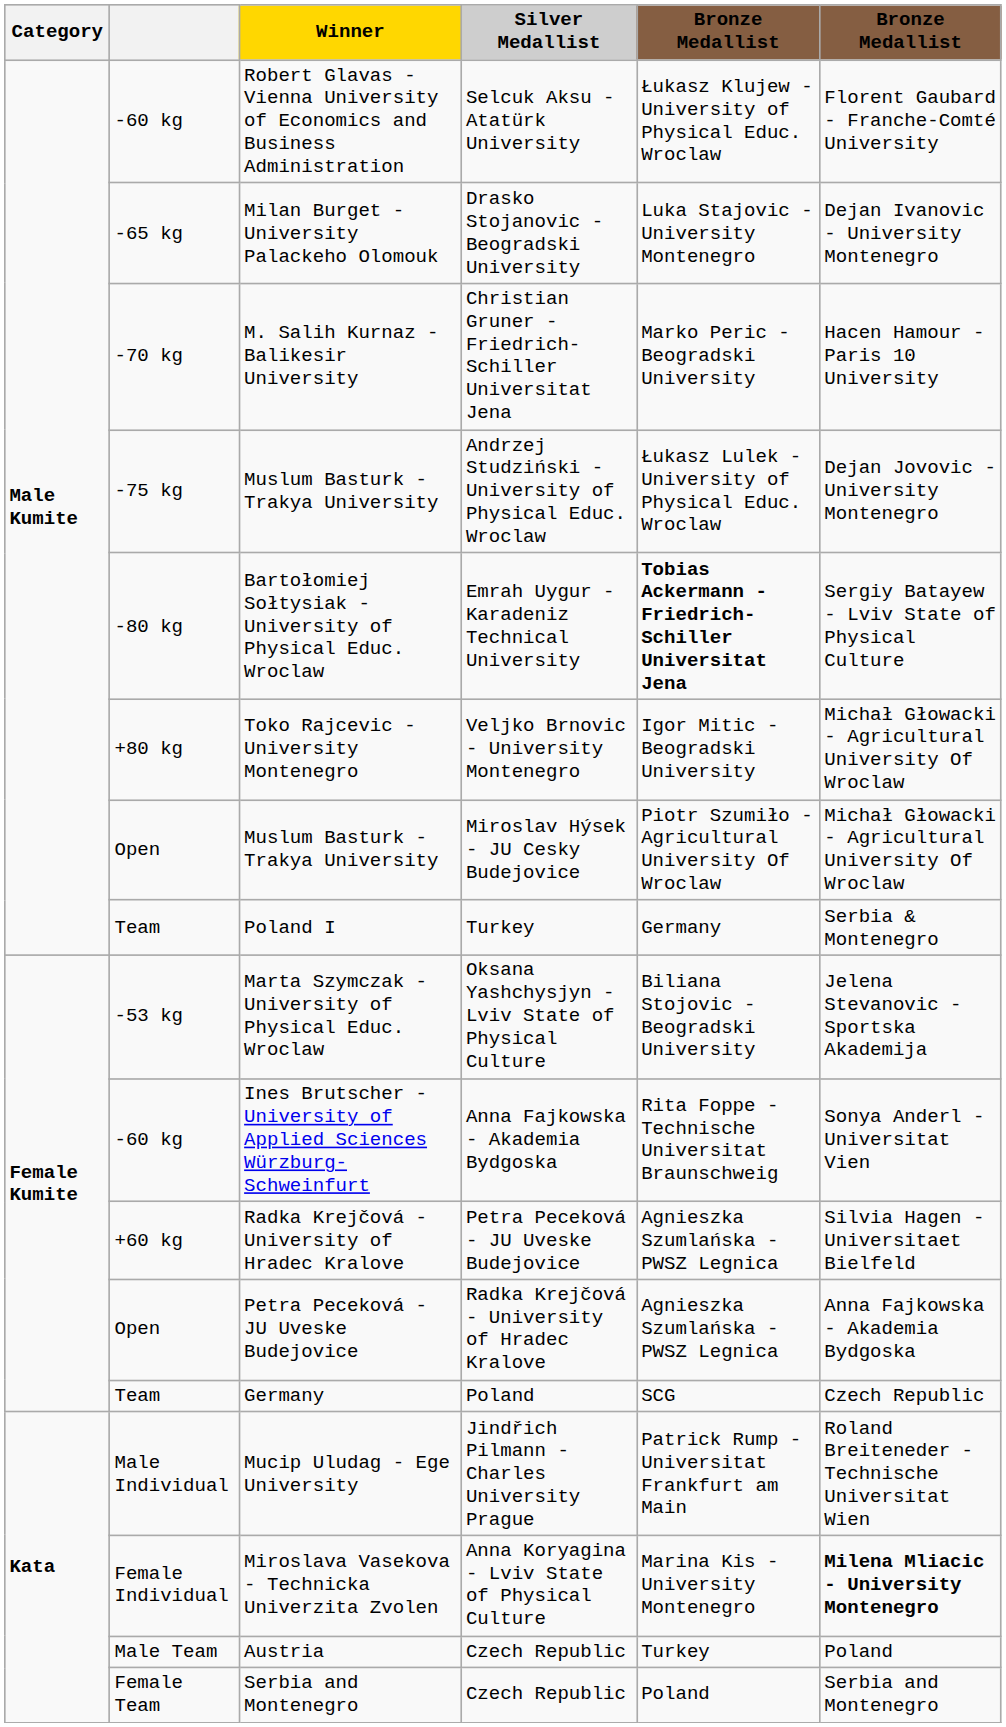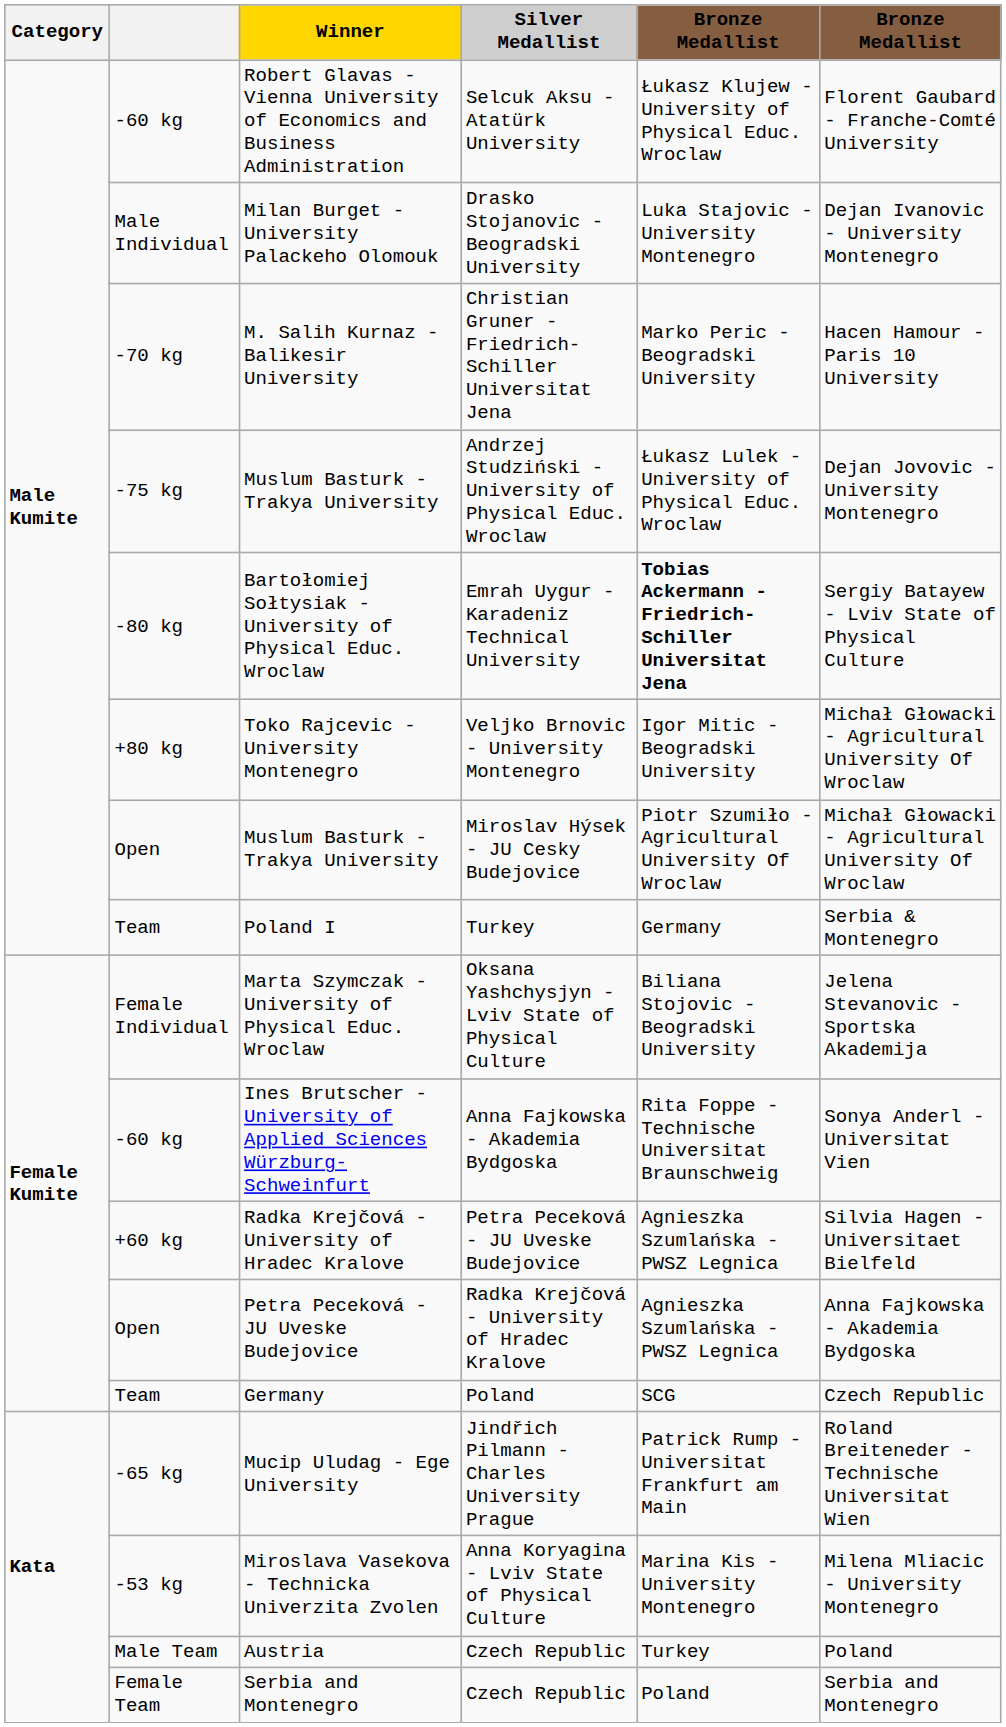(149, 233) -65 kg -> (172, 233) Male Individual
(149, 1016) -53 kg -> (172, 1016) Female Individual
(172, 1473) Male Individual -> (149, 1473) -65 kg
(172, 1585) Female Individual -> (149, 1585) -53 kg
(904, 1585) bold -> (904, 1585) normal
